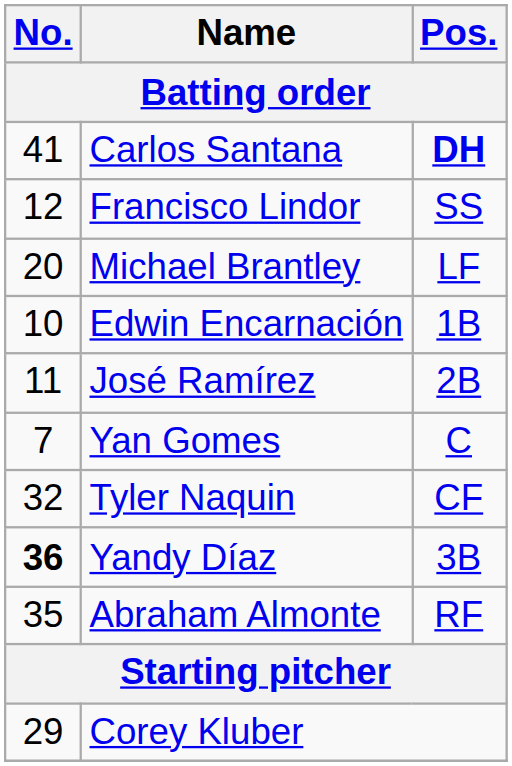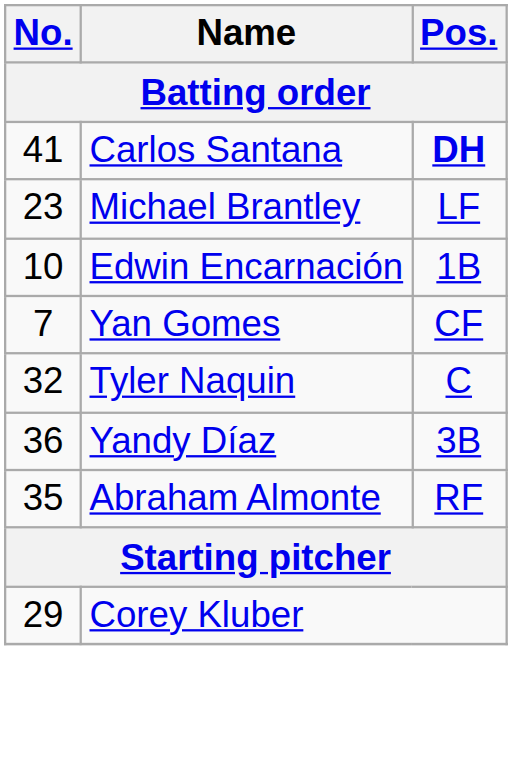- row: (225, 207)
(43, 265) 20 -> (43, 207) 23
- row: (203, 382)
(459, 440) C -> (459, 324) CF
(459, 498) CF -> (459, 382) C
(43, 556) bold -> (43, 440) normal
